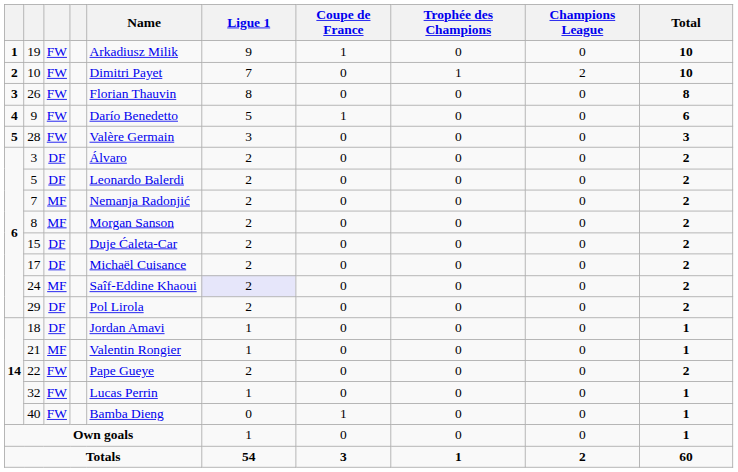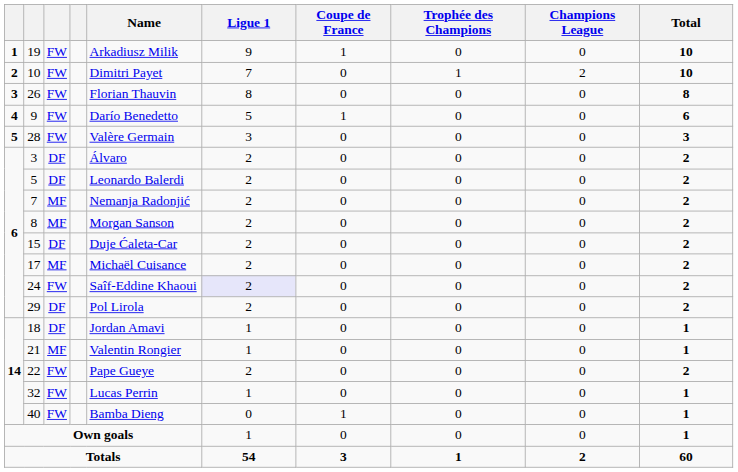(57, 264) DF -> (57, 264) MF
(57, 286) MF -> (57, 286) FW
